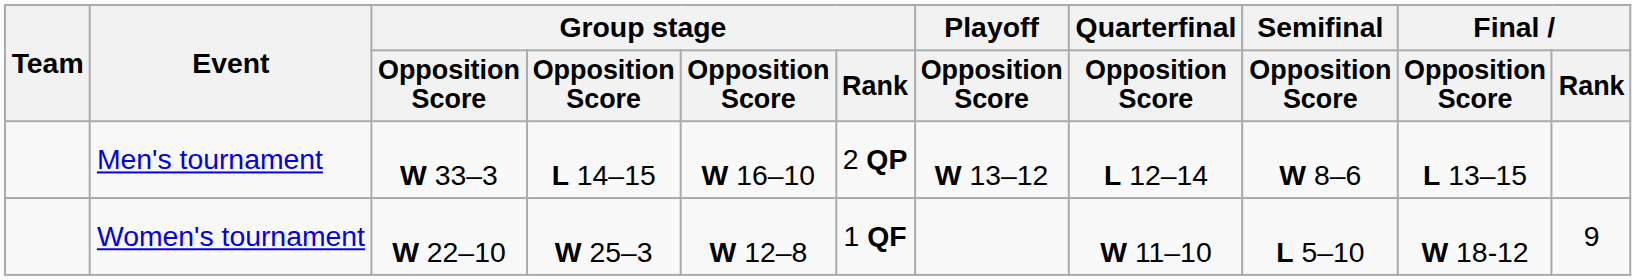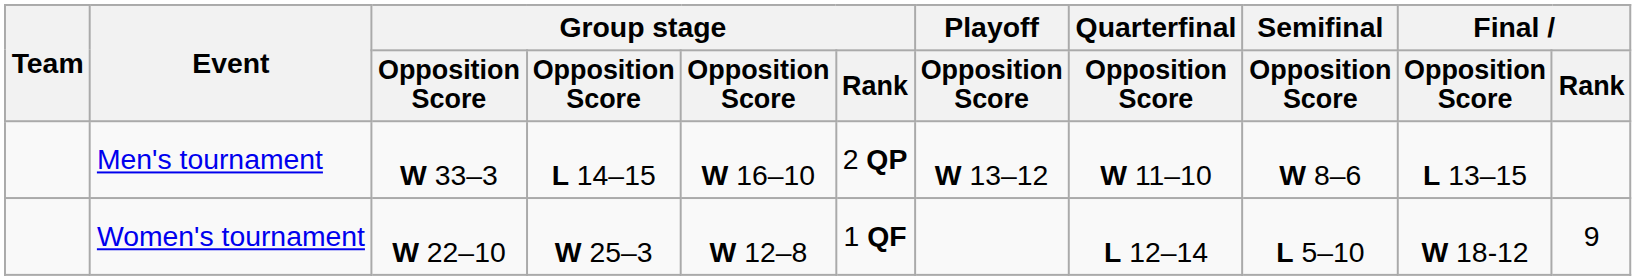(1156, 176) L 12–14 -> (1156, 176) W 11–10
(1156, 252) W 11–10 -> (1156, 252) L 12–14
